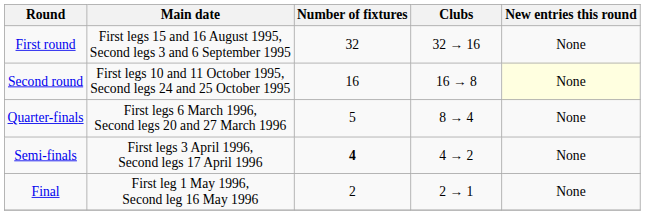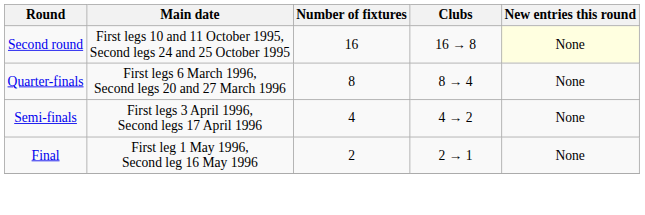- row: (46, 44)
(352, 118) 5 -> (352, 81) 8
(352, 155) bold -> (352, 118) normal
